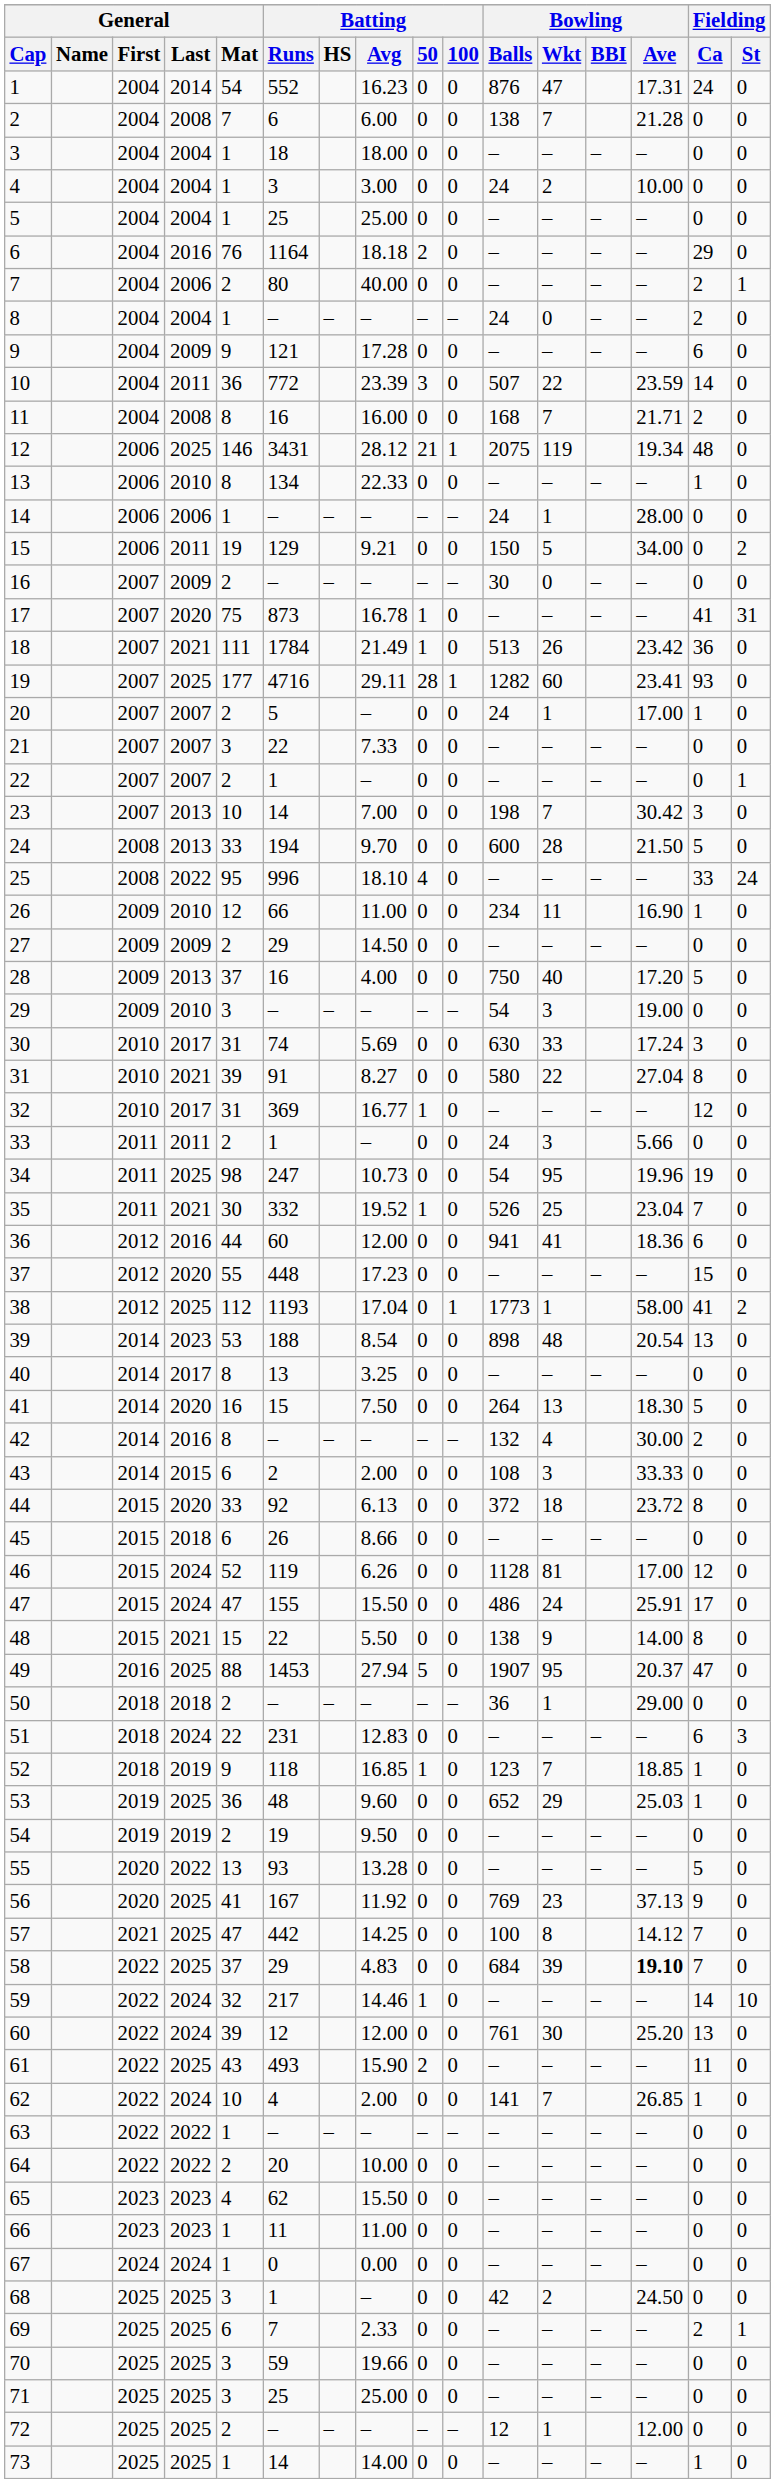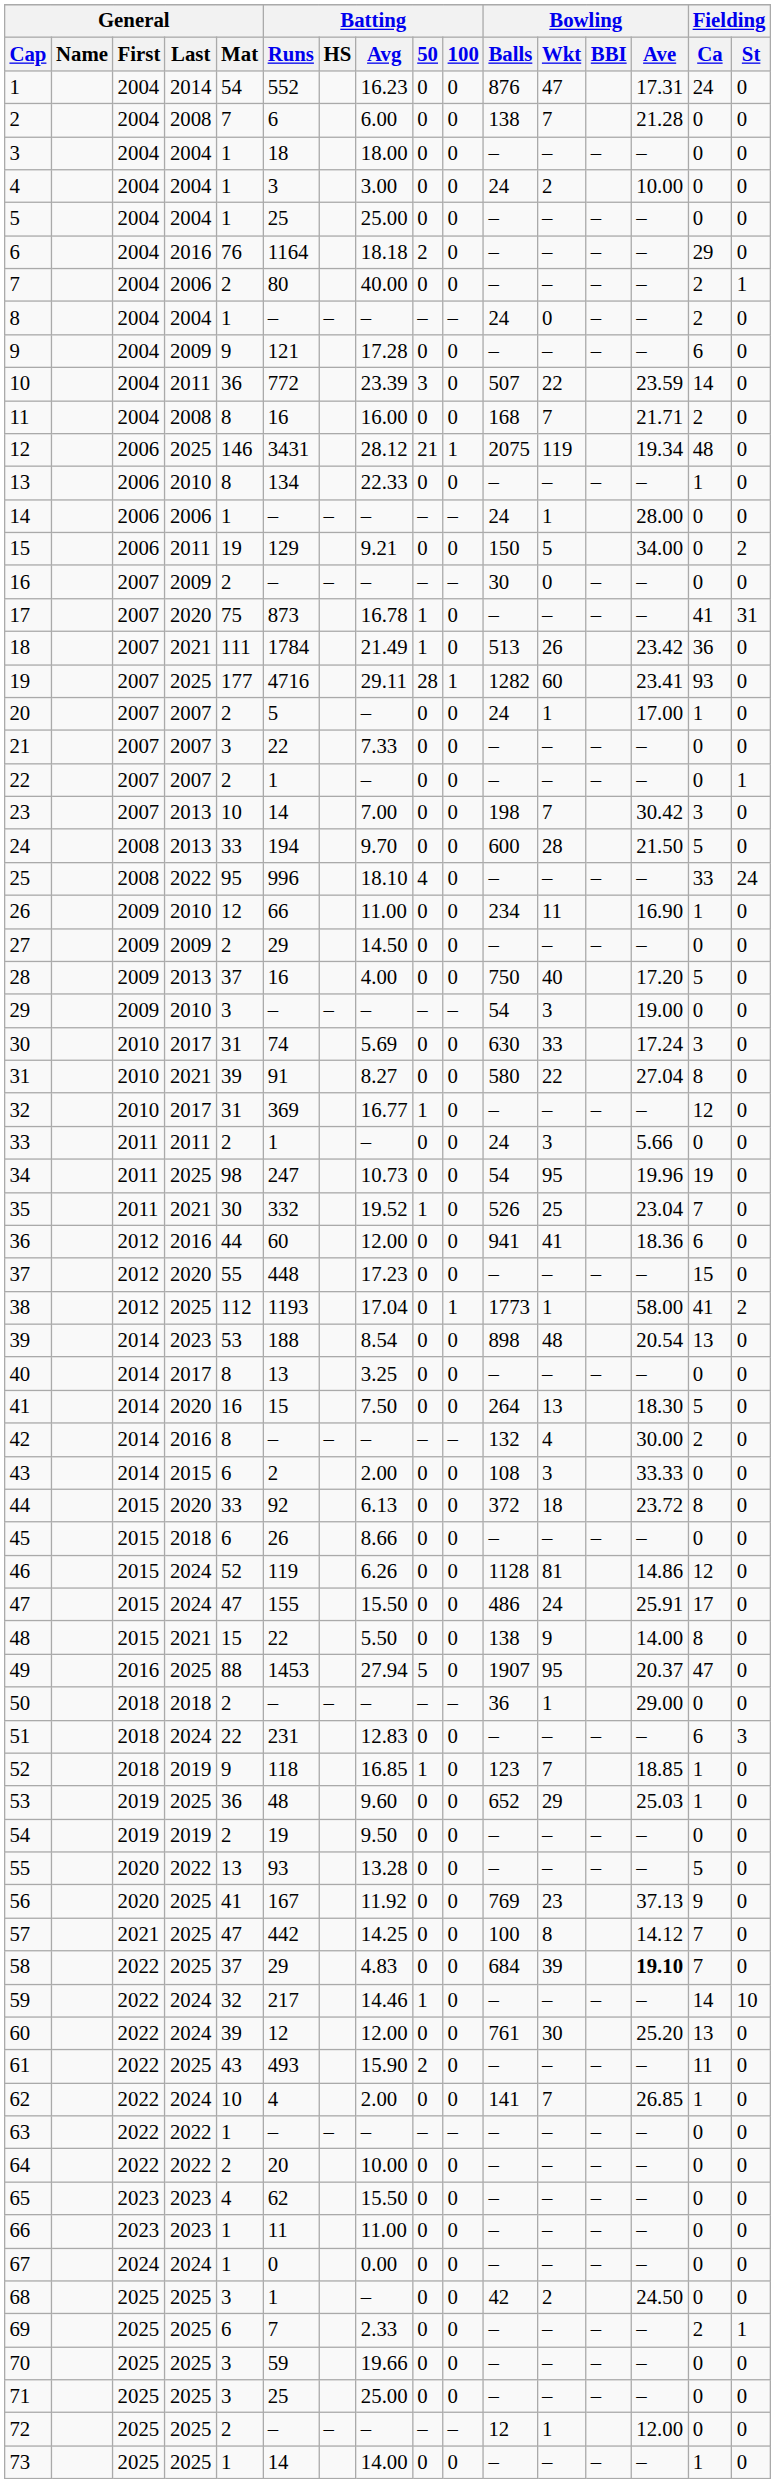(660, 1571) 17.00 -> (660, 1571) 14.86
